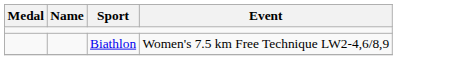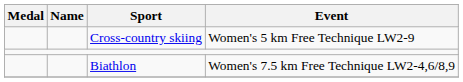+ row: (146, 38)
